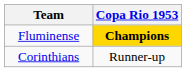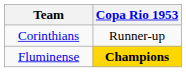rows swapped: (49, 56) <-> (49, 35)
